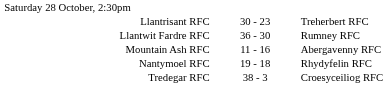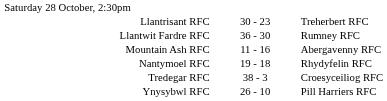+ row: (176, 91)
